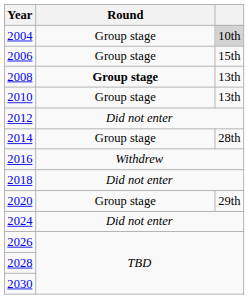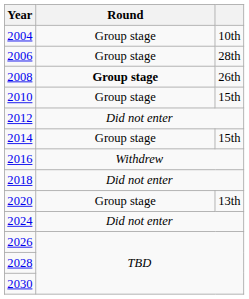(229, 35) lightgrey background -> (229, 35) no background
(229, 56) 15th -> (229, 56) 28th
(229, 77) 13th -> (229, 77) 26th
(229, 97) 13th -> (229, 97) 15th
(229, 139) 28th -> (229, 139) 15th
(229, 201) 29th -> (229, 201) 13th
